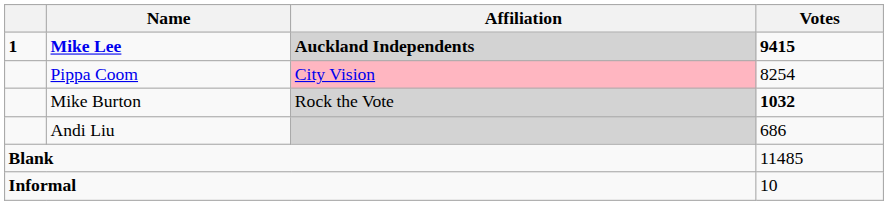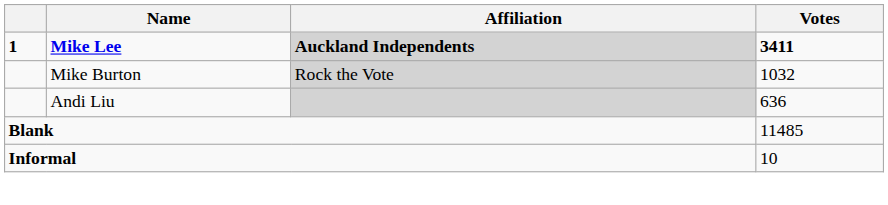(778, 46) 9415 -> (777, 46) 3411
- row: (94, 74)
(778, 102) bold -> (778, 74) normal
(773, 130) 686 -> (773, 102) 636
